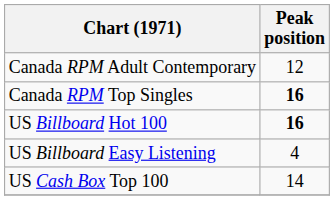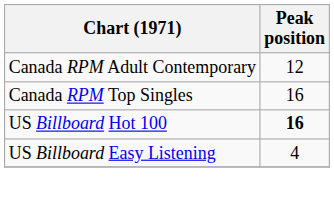(295, 95) bold -> (295, 95) normal
- row: (89, 180)
